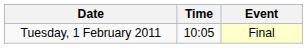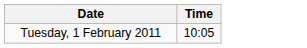- column: (262, 14)
